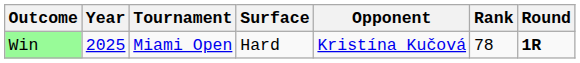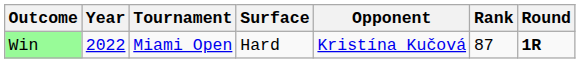(106, 45) 2025 -> (106, 45) 2022
(484, 45) 78 -> (484, 45) 87
